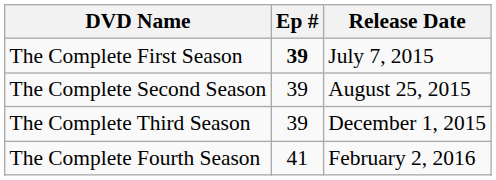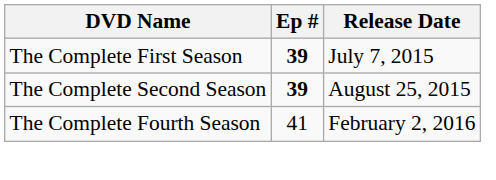(297, 89) normal -> (297, 89) bold
- row: (130, 123)
